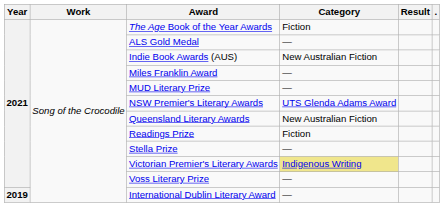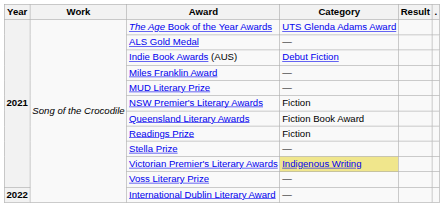(296, 27) Fiction -> (339, 27) UTS Glenda Adams Award
(330, 57) New Australian Fiction -> (310, 57) Debut Fiction
(339, 103) UTS Glenda Adams Award -> (296, 103) Fiction
(330, 118) New Australian Fiction -> (323, 118) Fiction Book Award
(17, 194) 2019 -> (17, 194) 2022
